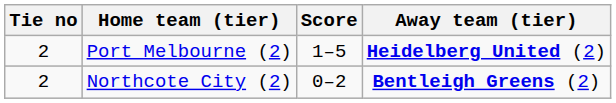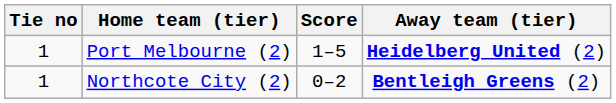(43, 51) 2 -> (43, 51) 1
(43, 82) 2 -> (43, 82) 1
